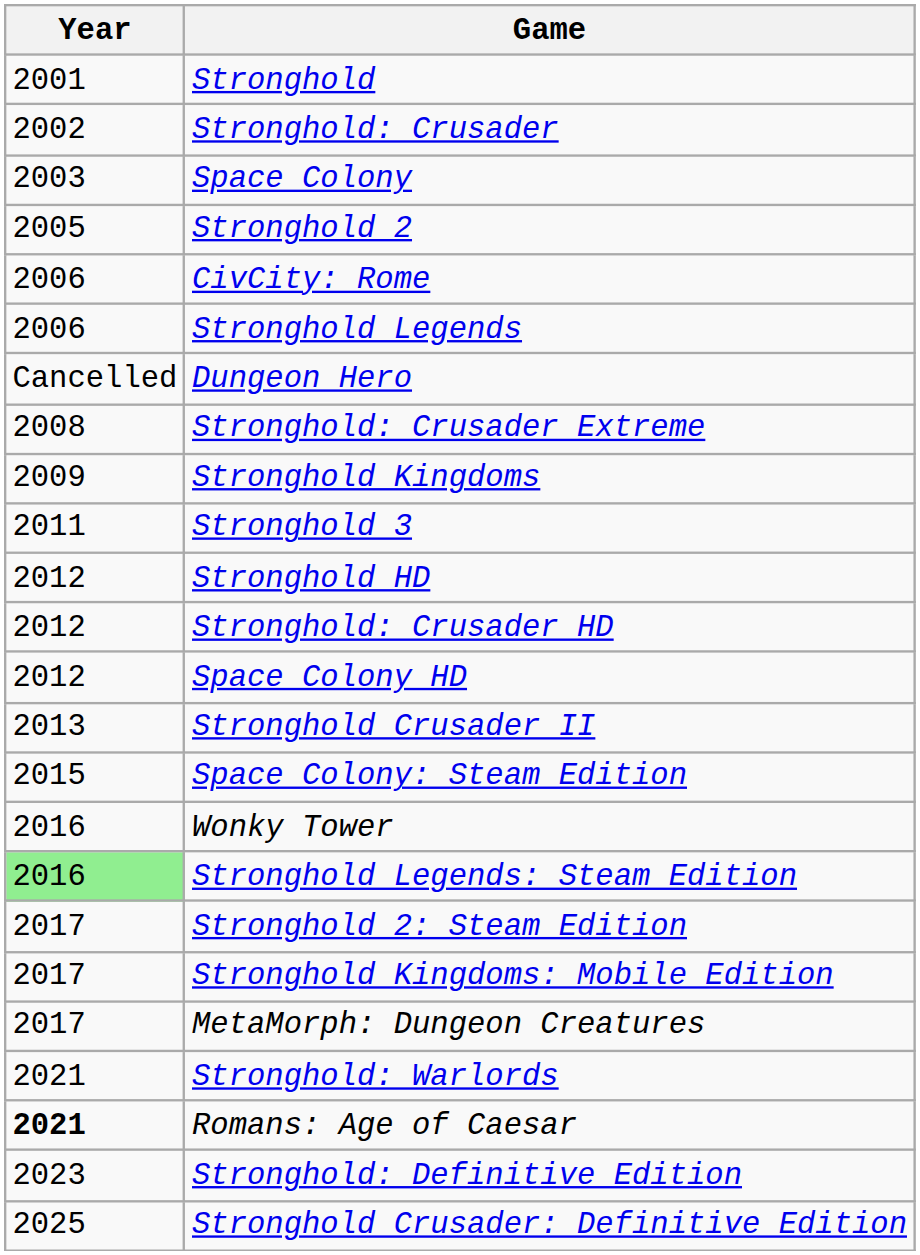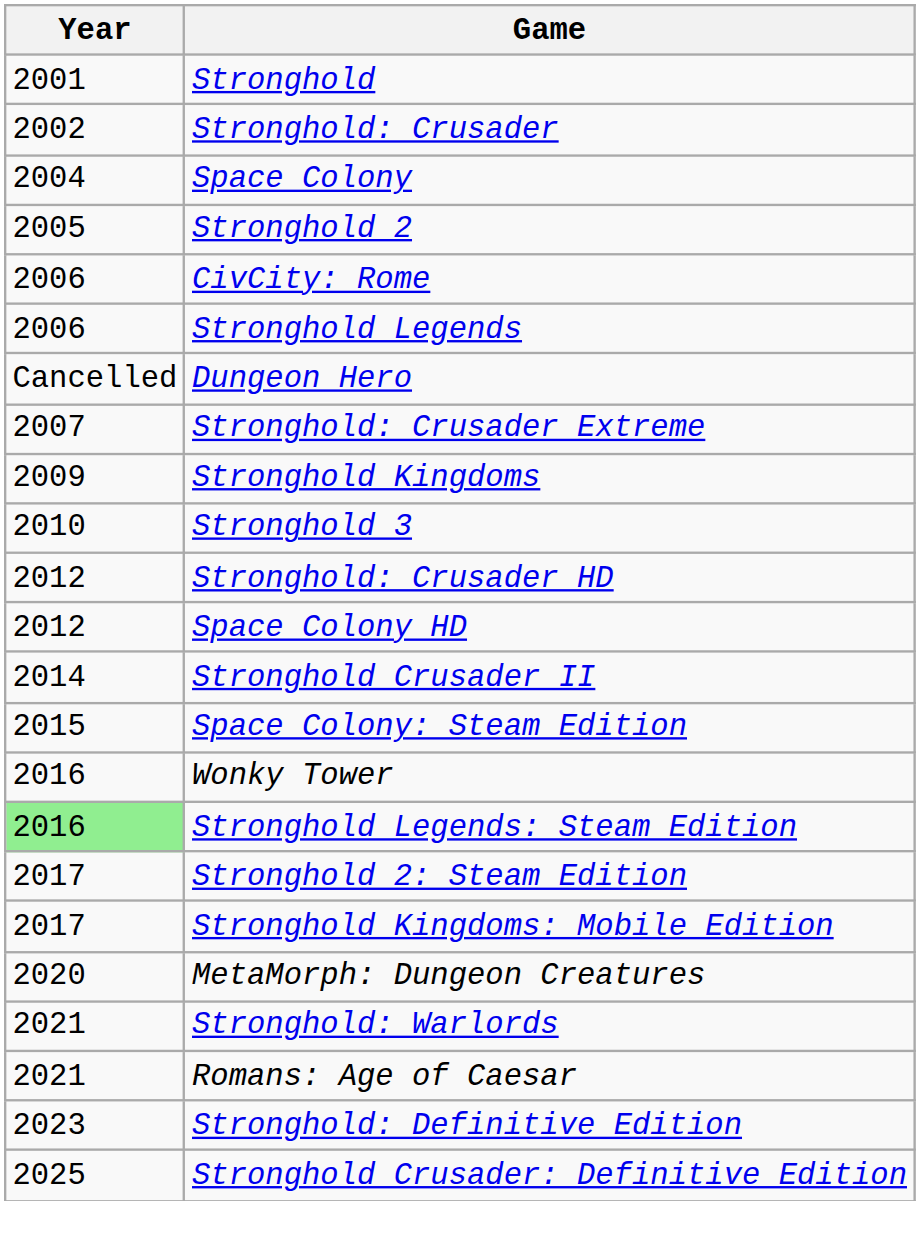(49, 179) 2003 -> (49, 179) 2004
(49, 428) 2008 -> (49, 428) 2007
(49, 528) 2011 -> (49, 528) 2010
- row: (311, 578)
(49, 727) 2013 -> (49, 677) 2014
(49, 1026) 2017 -> (49, 976) 2020
(49, 1125) bold -> (49, 1076) normal
